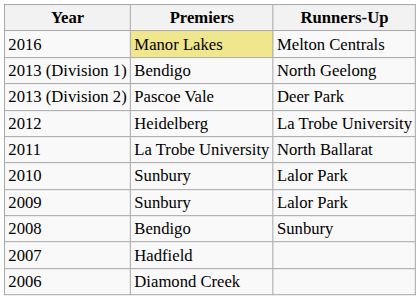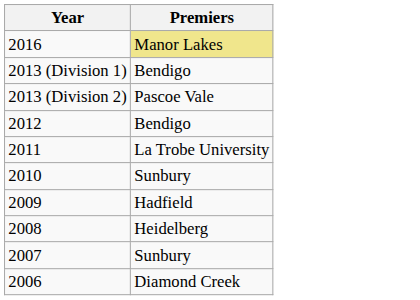- column: (344, 17)
(171, 123) Heidelberg -> (163, 123) Bendigo
(163, 202) Sunbury -> (163, 202) Hadfield
(163, 228) Bendigo -> (171, 228) Heidelberg
(163, 255) Hadfield -> (163, 255) Sunbury
